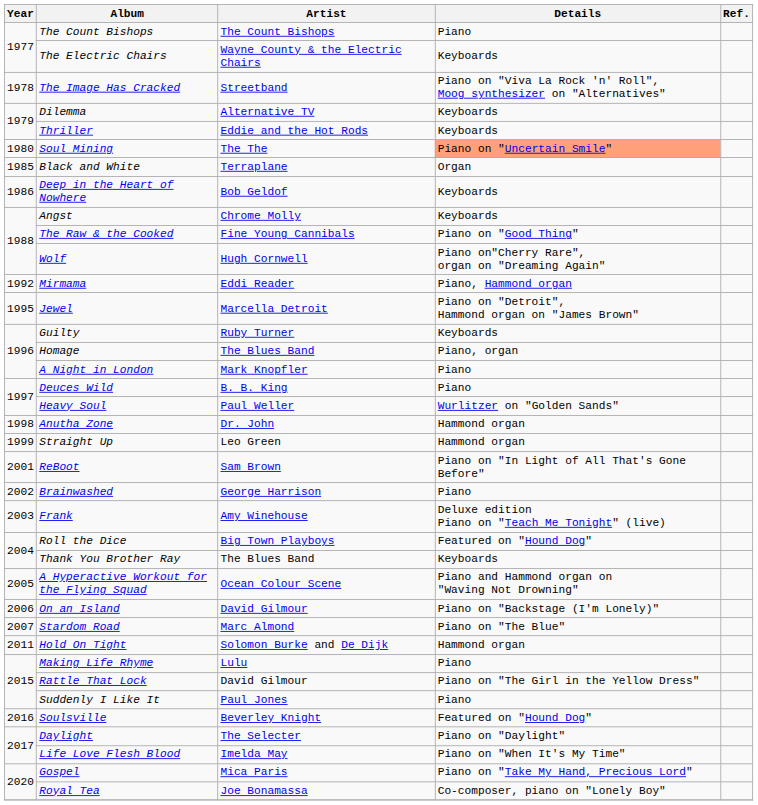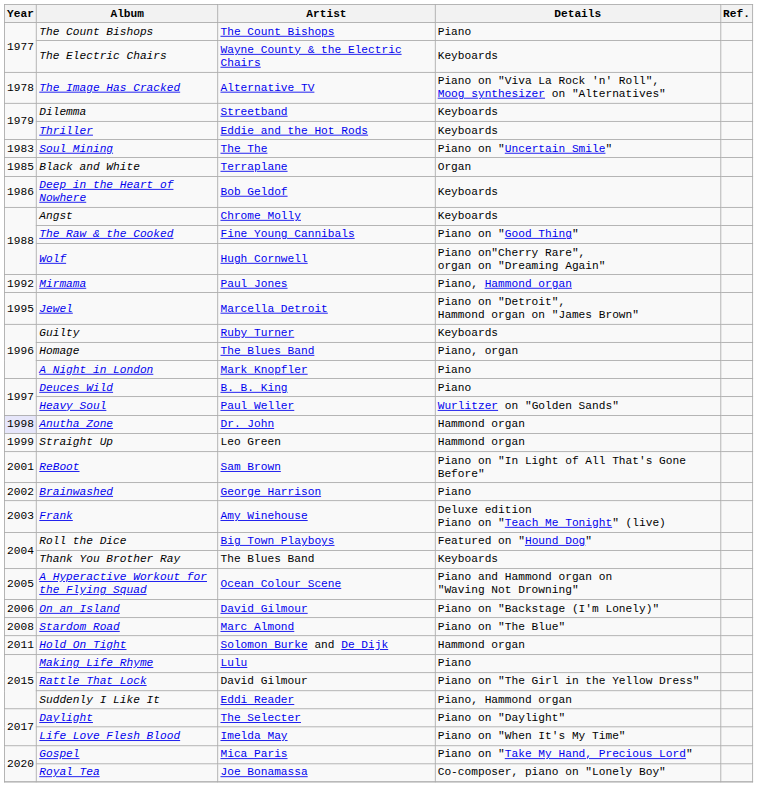(254, 88) Streetband -> (267, 88) Alternative TV
(267, 112) Alternative TV -> (254, 112) Streetband
(21, 149) 1980 -> (21, 149) 1983
(525, 149) lightsalmon background -> (525, 149) no background
(257, 284) Eddi Reader -> (254, 284) Paul Jones
(21, 424) no background -> (21, 424) lavender background
(21, 627) 2007 -> (21, 627) 2008
(254, 700) Paul Jones -> (257, 700) Eddi Reader
(454, 700) Piano -> (505, 700) Piano, Hammond organ
- row: (73, 718)
